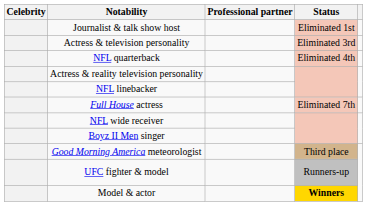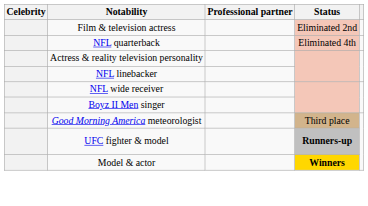- row: (127, 27)
+ row: (127, 27)
- row: (127, 43)
- row: (127, 105)
(326, 172) normal -> (327, 141) bold
